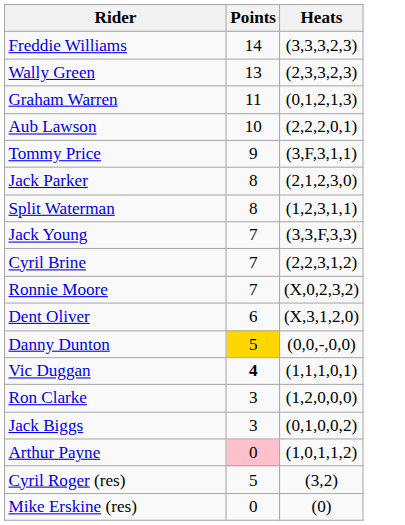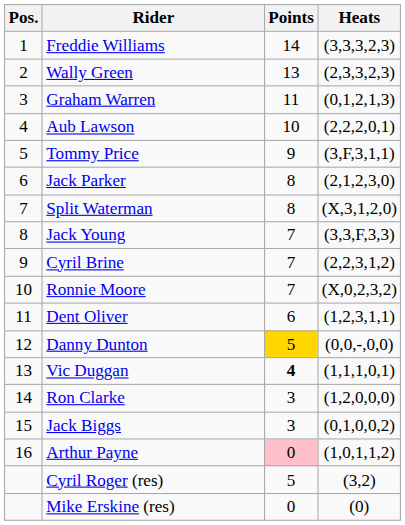+ column: (23, 18)
(321, 208) (1,2,3,1,1) -> (359, 208) (X,3,1,2,0)
(321, 316) (X,3,1,2,0) -> (359, 316) (1,2,3,1,1)
